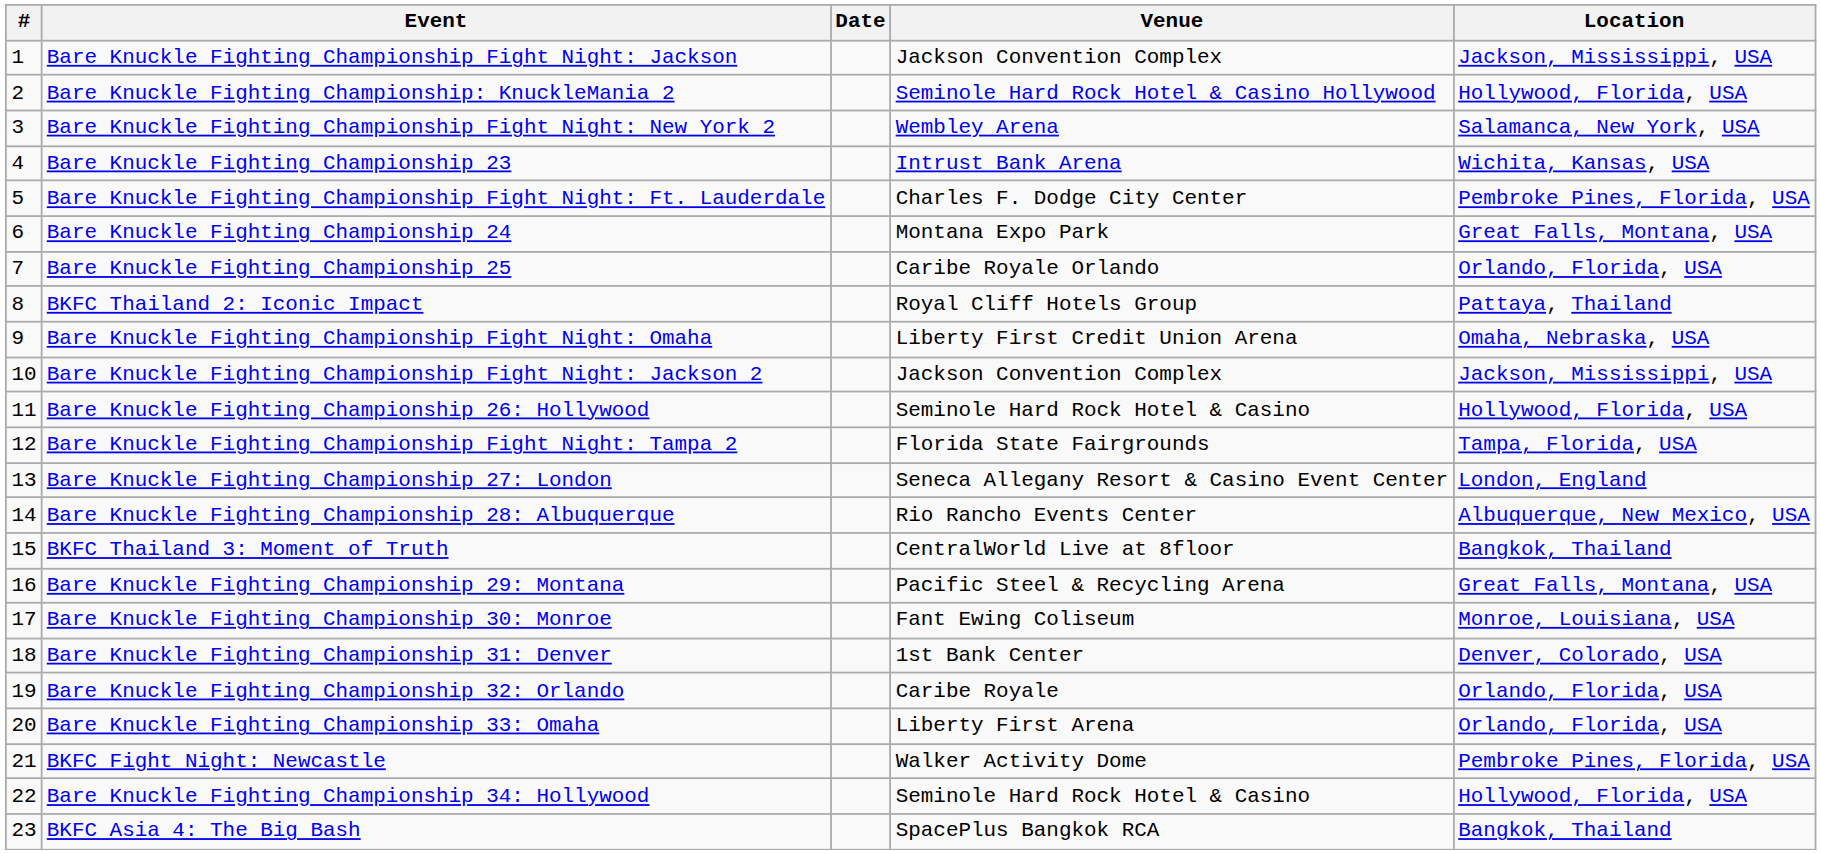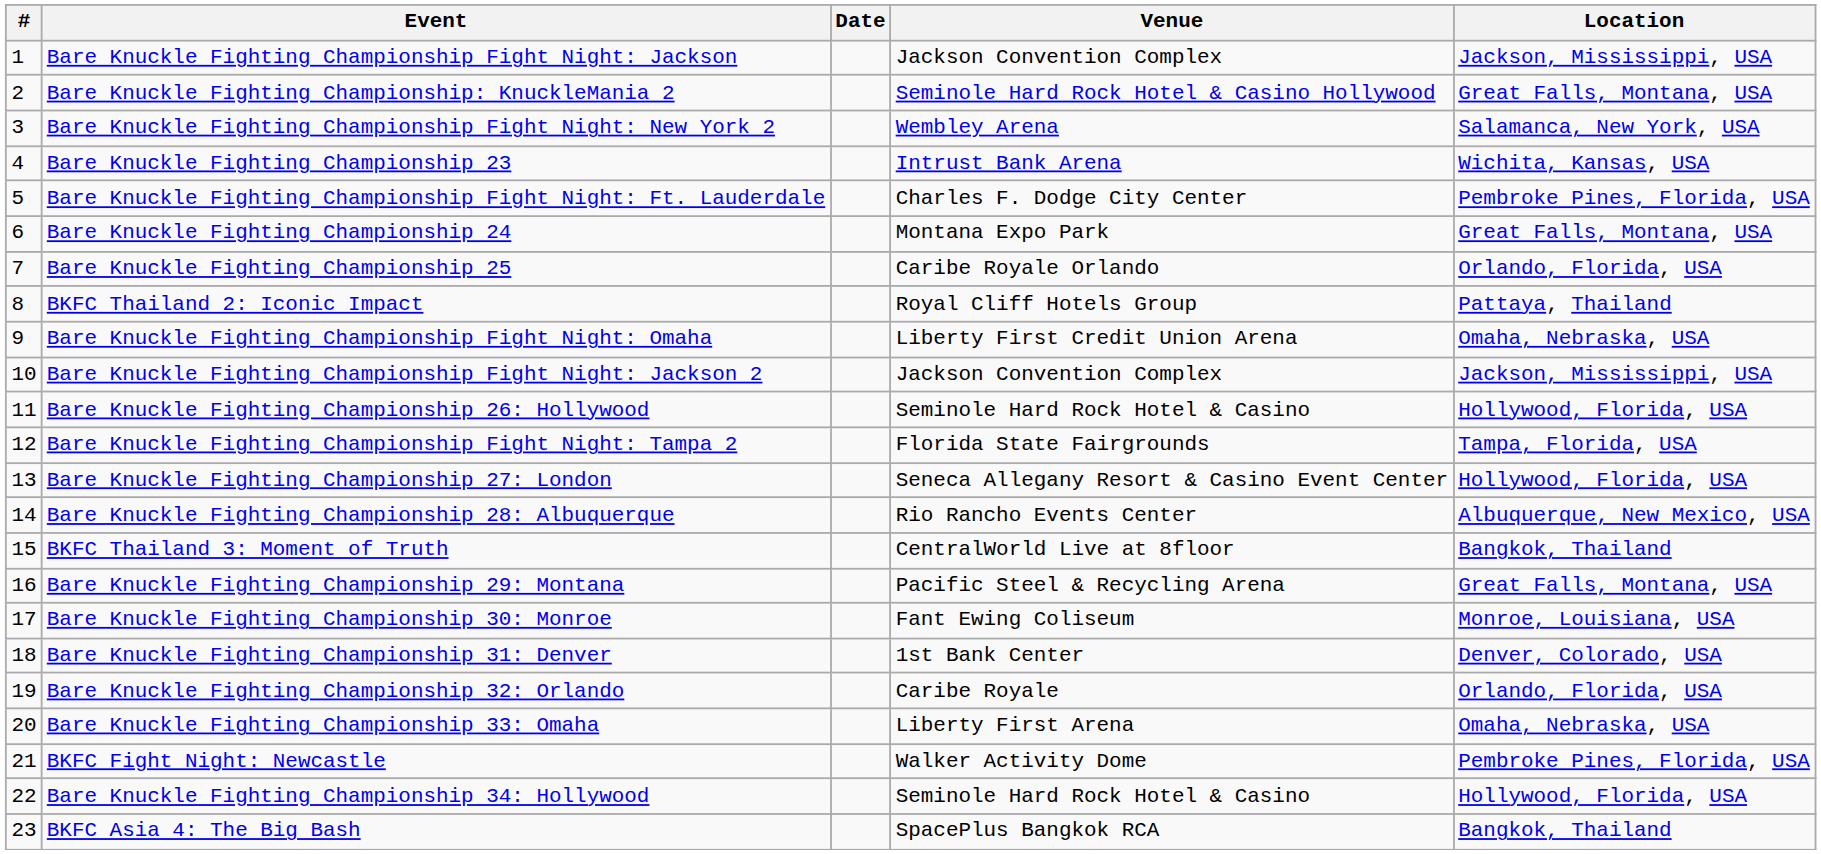(1603, 93) Hollywood, Florida, USA -> (1615, 93) Great Falls, Montana, USA
(1552, 480) London, England -> (1603, 480) Hollywood, Florida, USA
(1590, 726) Orlando, Florida, USA -> (1584, 726) Omaha, Nebraska, USA
